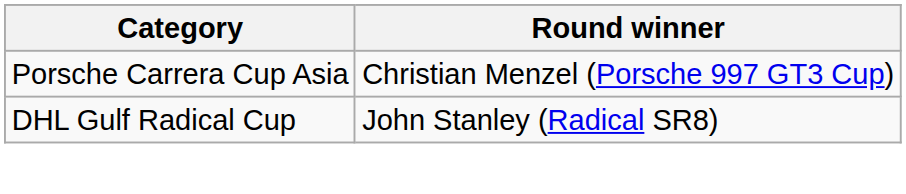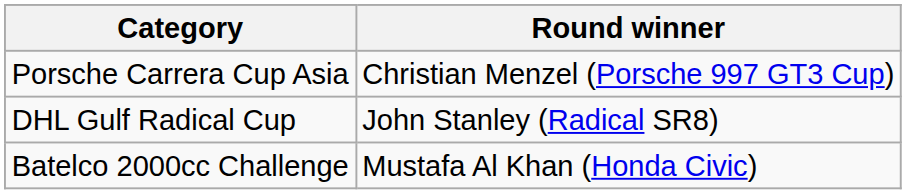+ row: (180, 166)
